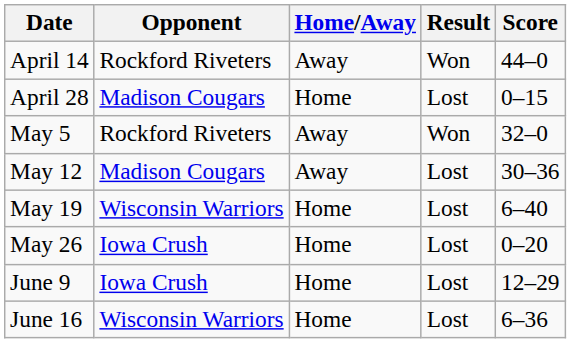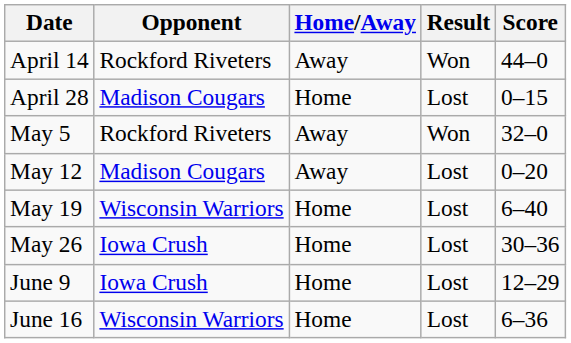(530, 171) 30–36 -> (524, 171) 0–20
(524, 245) 0–20 -> (530, 245) 30–36
